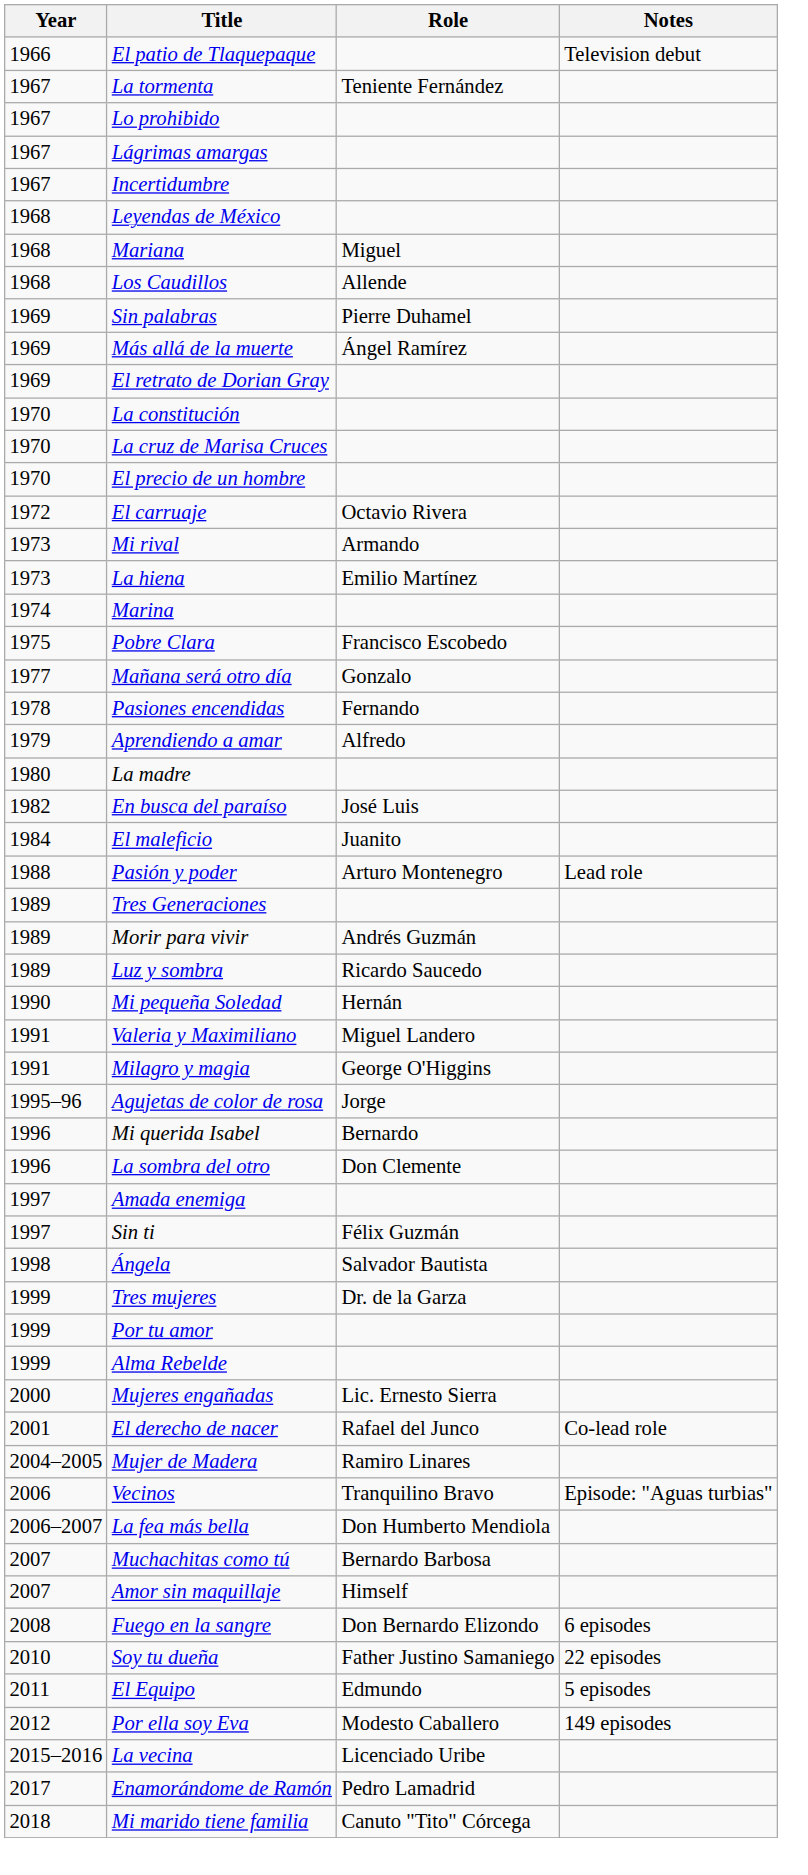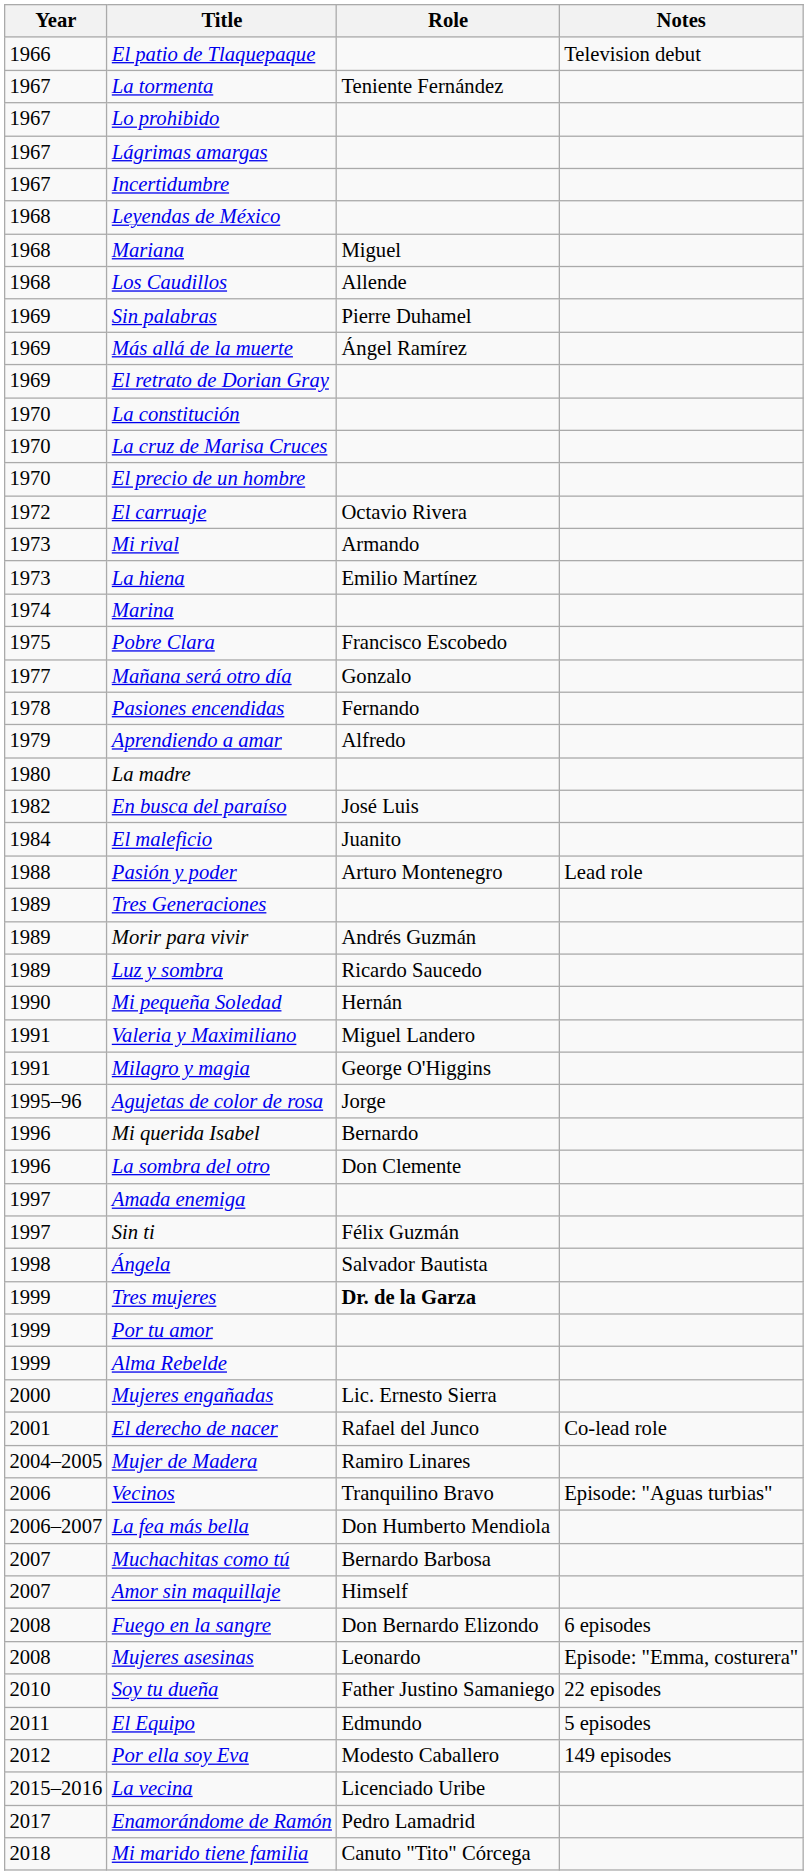(404, 1297) normal -> (409, 1297) bold
+ row: (183, 1657)
